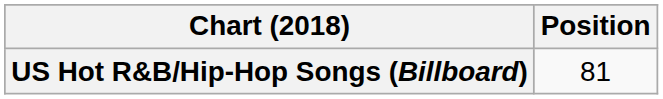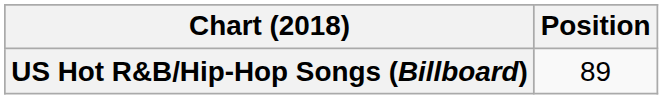(596, 70) 81 -> (596, 70) 89
